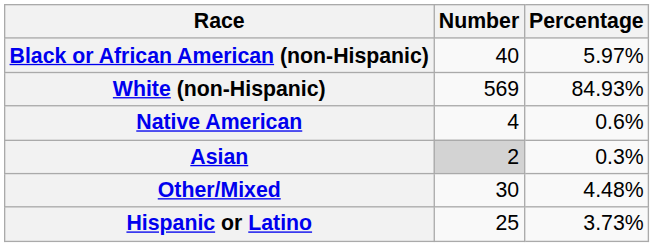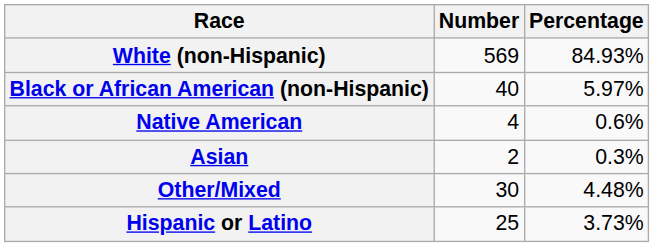rows swapped: (219, 88) <-> (219, 55)
(513, 156) lightgrey background -> (513, 156) no background
